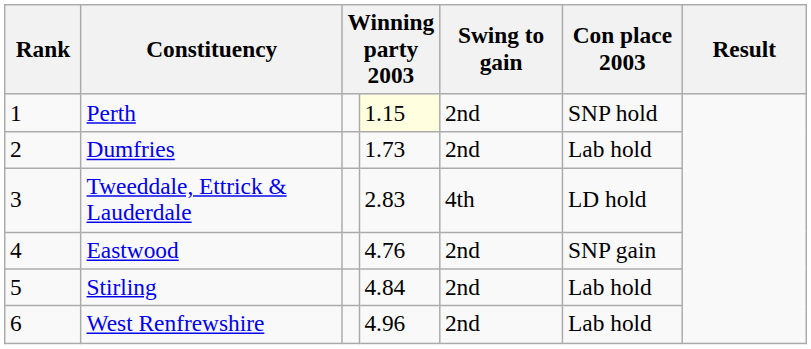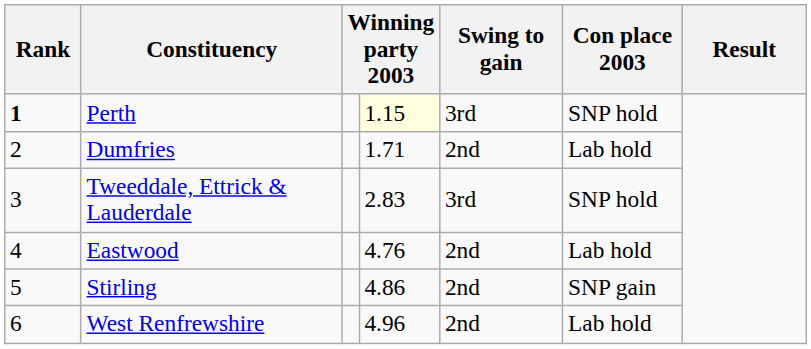(16, 112) normal -> (16, 112) bold
(462, 112) 2nd -> (461, 112) 3rd
(385, 149) 1.73 -> (385, 149) 1.71
(460, 199) 4th -> (461, 199) 3rd
(607, 199) LD hold -> (613, 199) SNP hold
(612, 250) SNP gain -> (610, 250) Lab hold
(385, 287) 4.84 -> (385, 287) 4.86
(610, 287) Lab hold -> (612, 287) SNP gain
